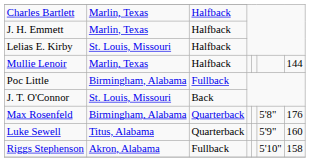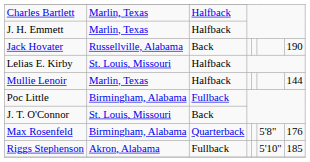+ row: (35, 47)
- row: (34, 132)
(295, 149) 158 -> (295, 149) 185
